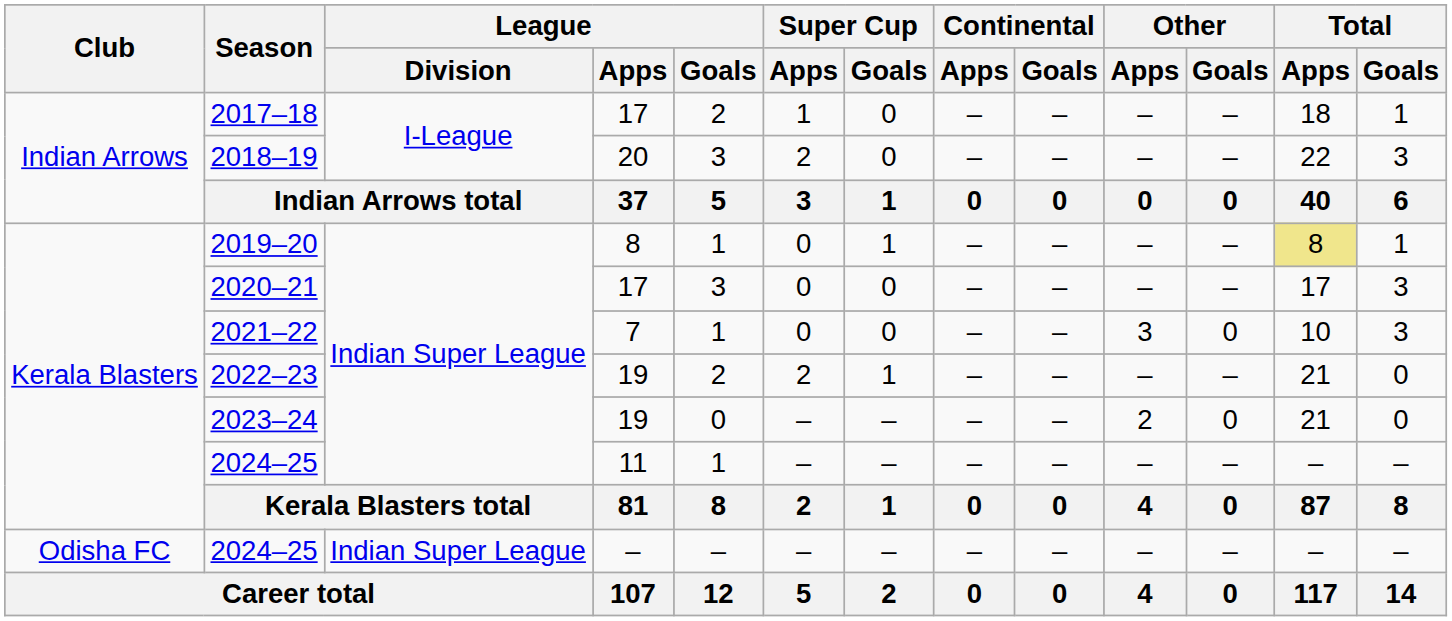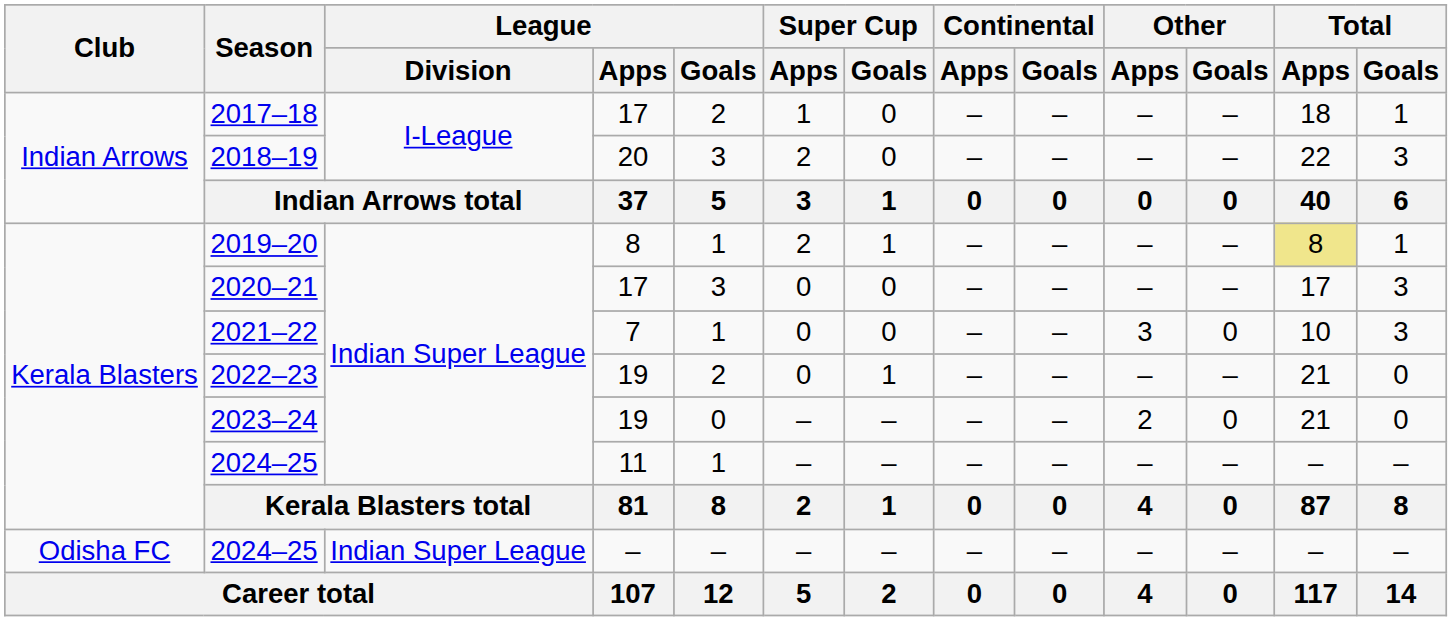(804, 244) 0 -> (804, 244) 2
(804, 375) 2 -> (804, 375) 0
